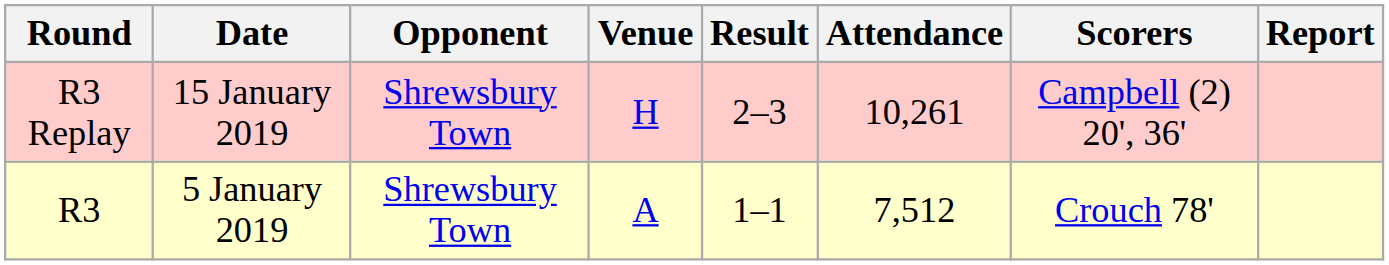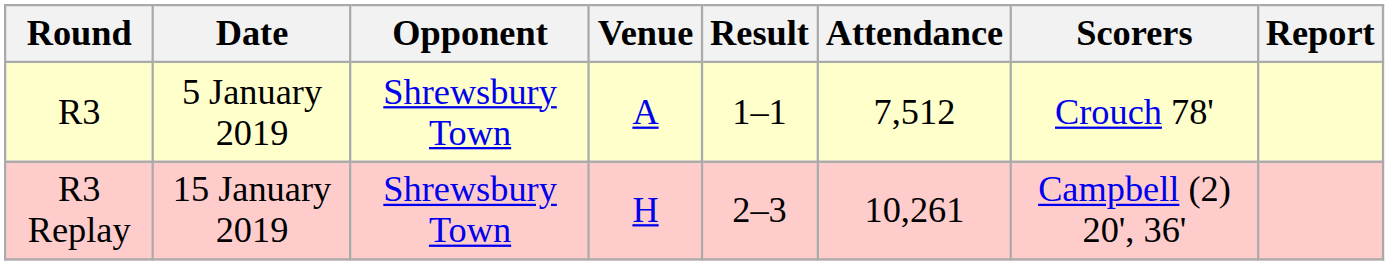rows swapped: (79, 209) <-> (79, 111)
